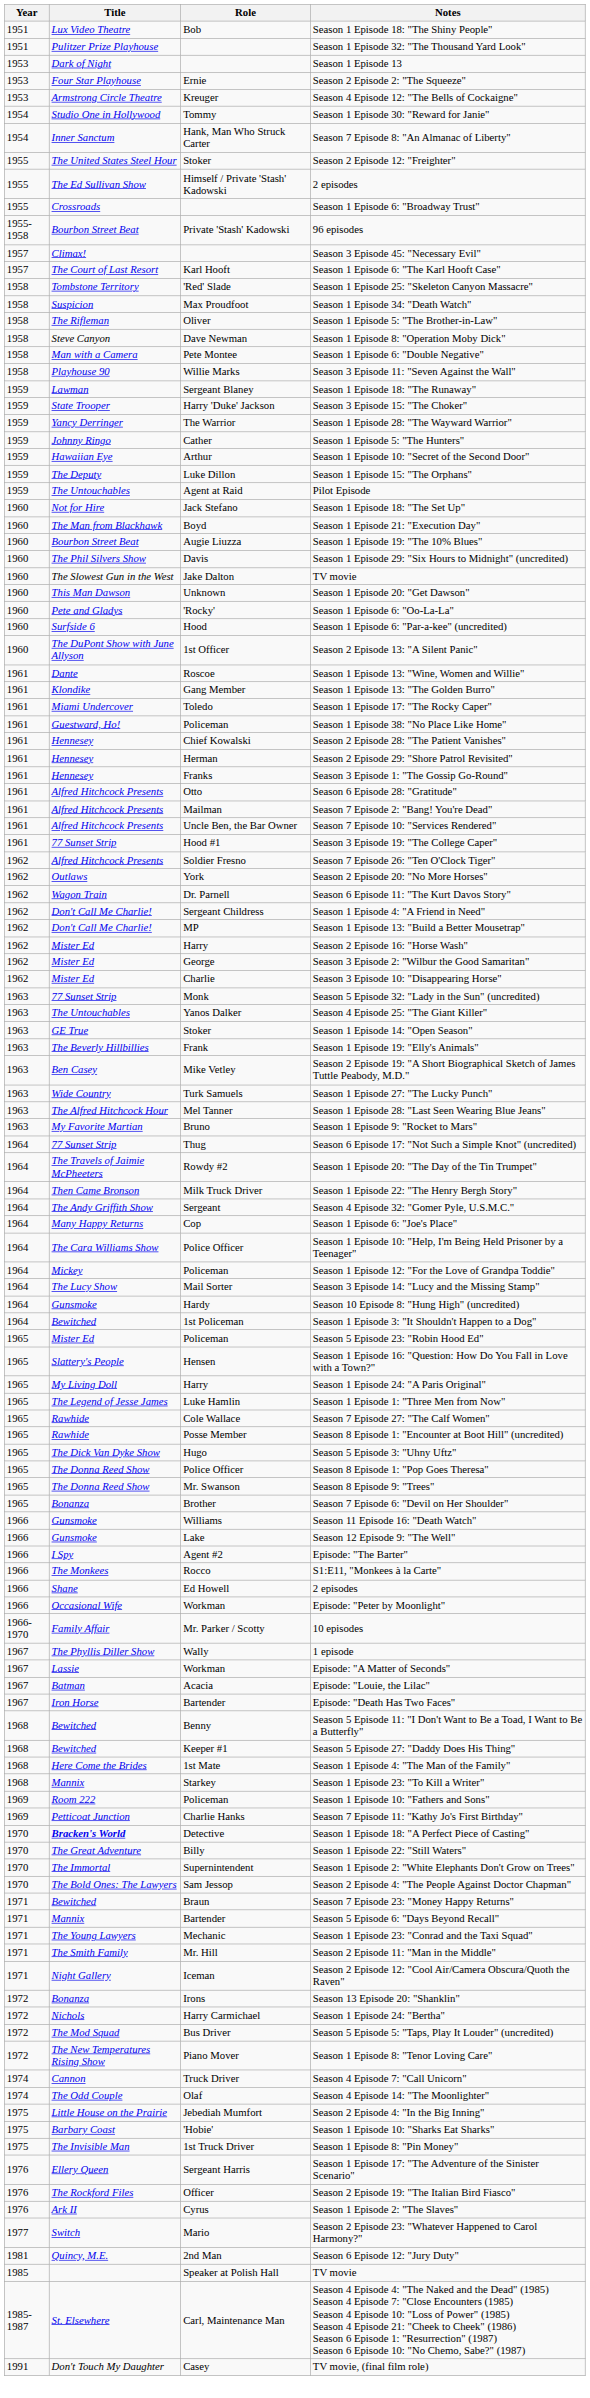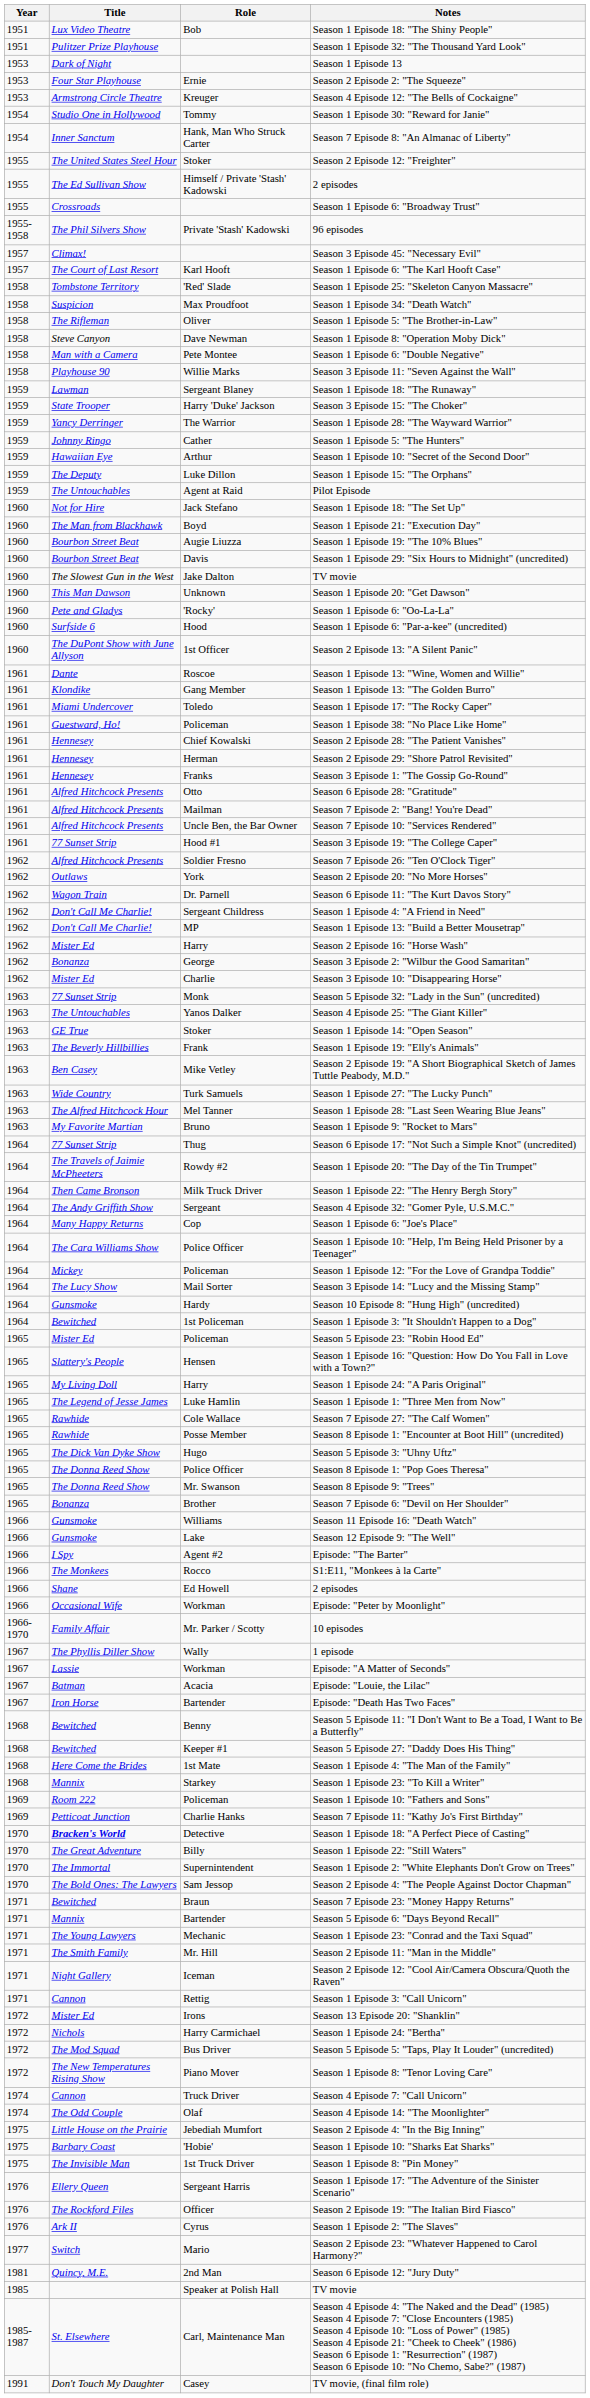(95, 230) Bourbon Street Beat -> (99, 230) The Phil Silvers Show
(99, 559) The Phil Silvers Show -> (95, 559) Bourbon Street Beat
(73, 962) Mister Ed -> (70, 962) Bonanza
+ row: (196, 1998)
(70, 1998) Bonanza -> (73, 2015) Mister Ed
